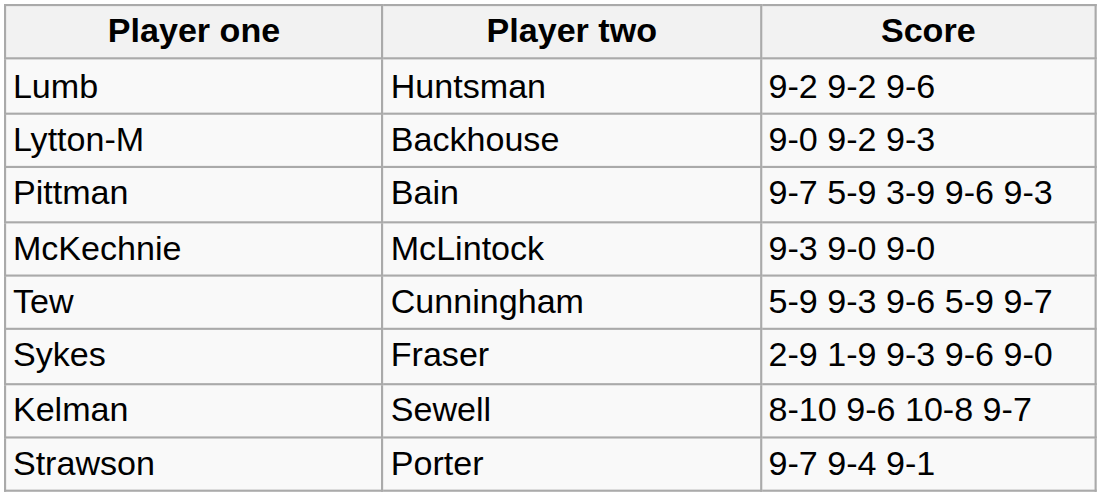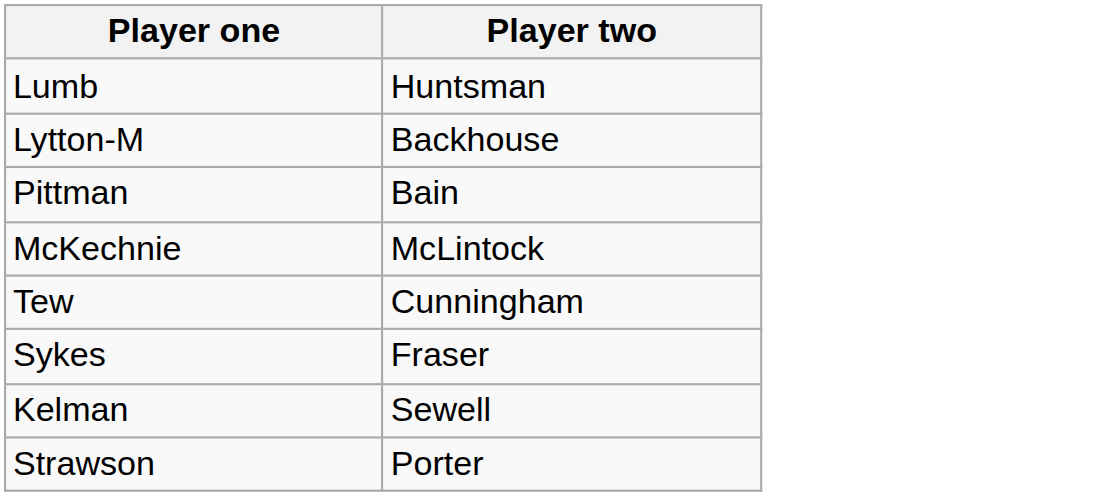- column: (928, 31)
